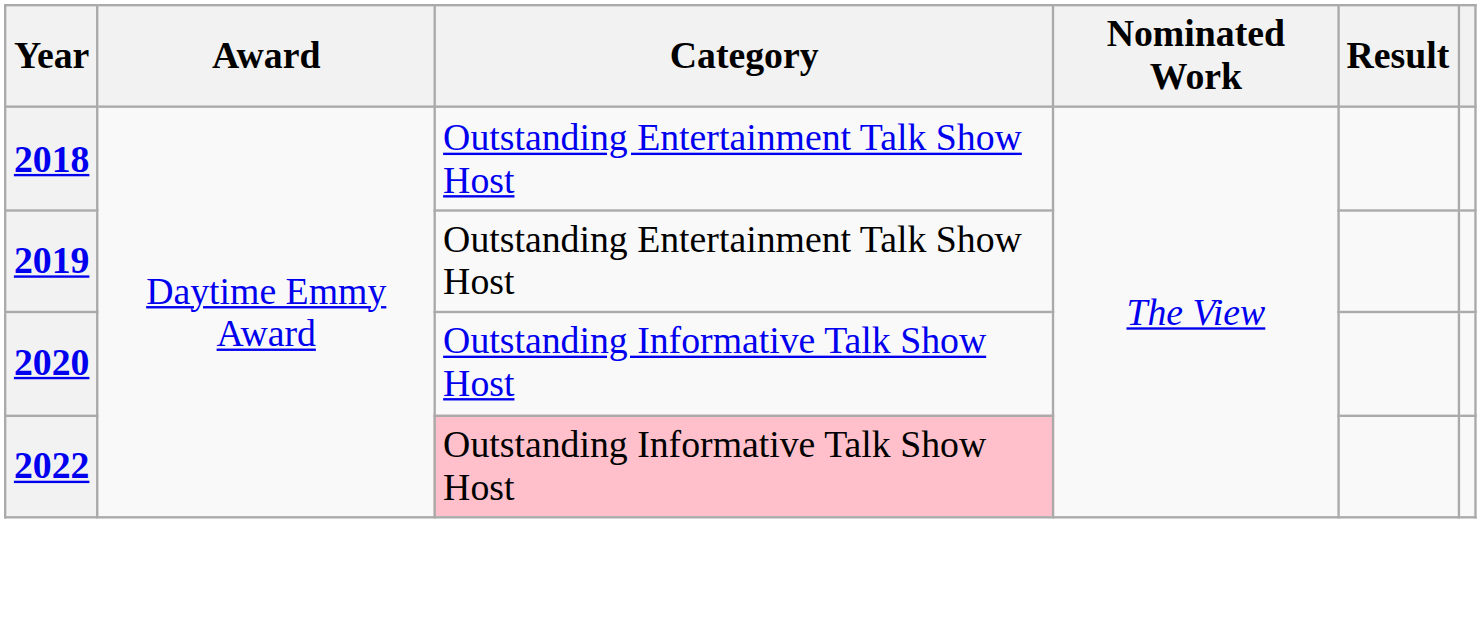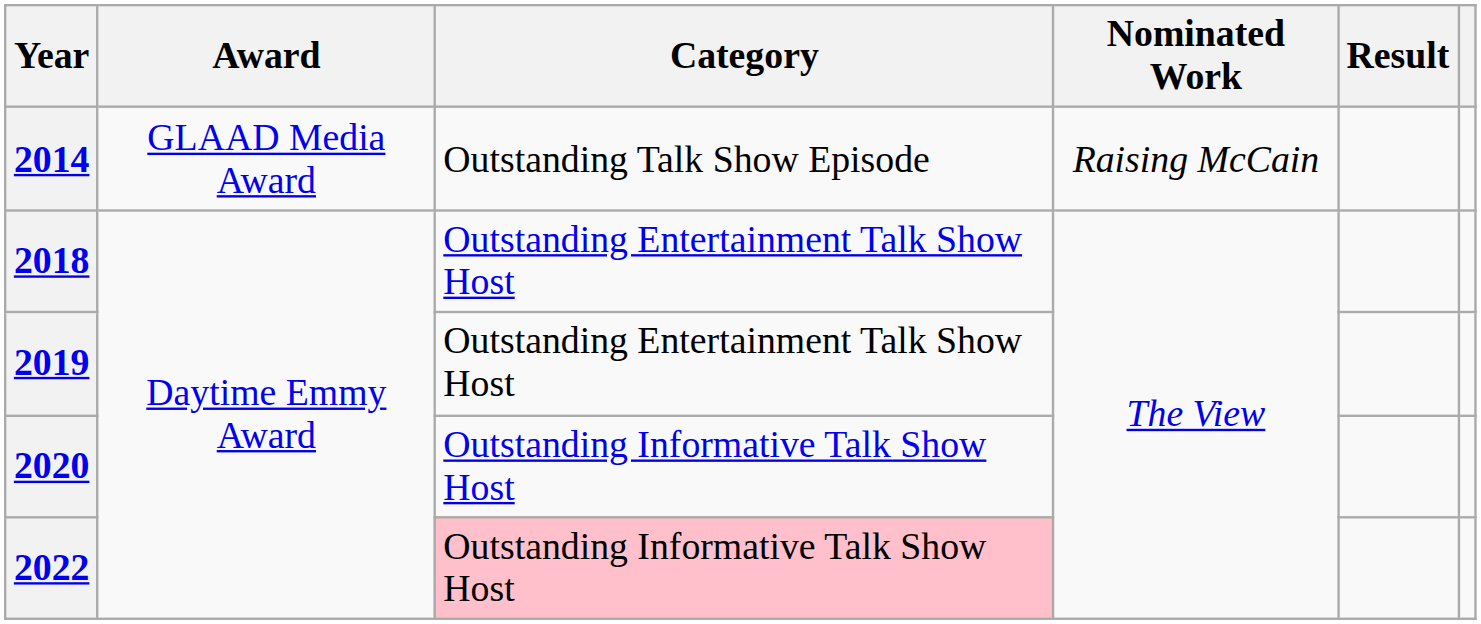+ row: (52, 158)
